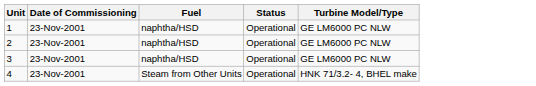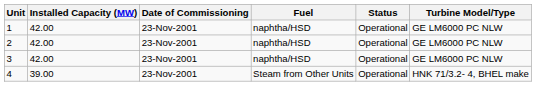+ column: (83, 12)
